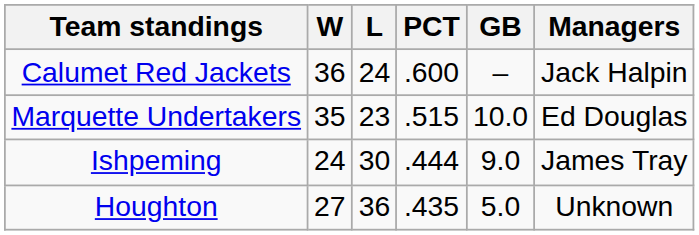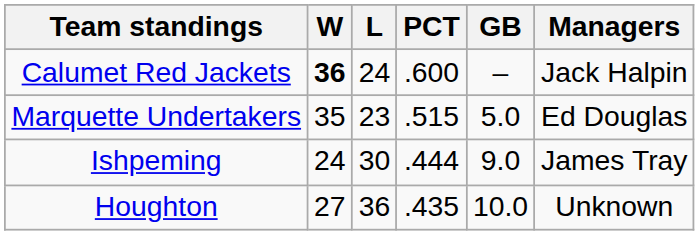(330, 71) normal -> (330, 71) bold
(500, 116) 10.0 -> (500, 116) 5.0
(500, 206) 5.0 -> (500, 206) 10.0
